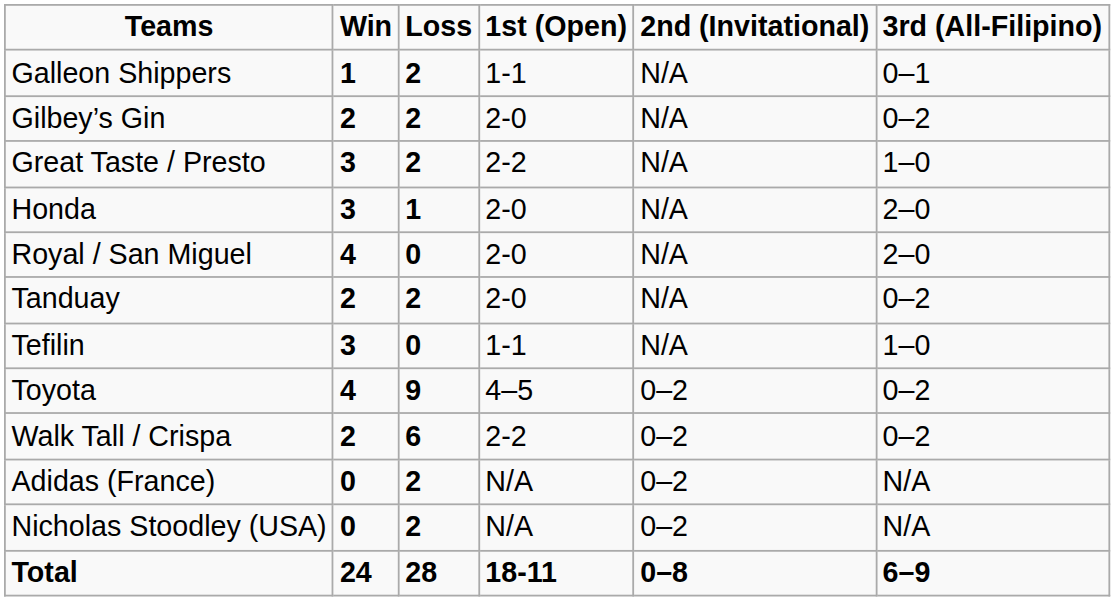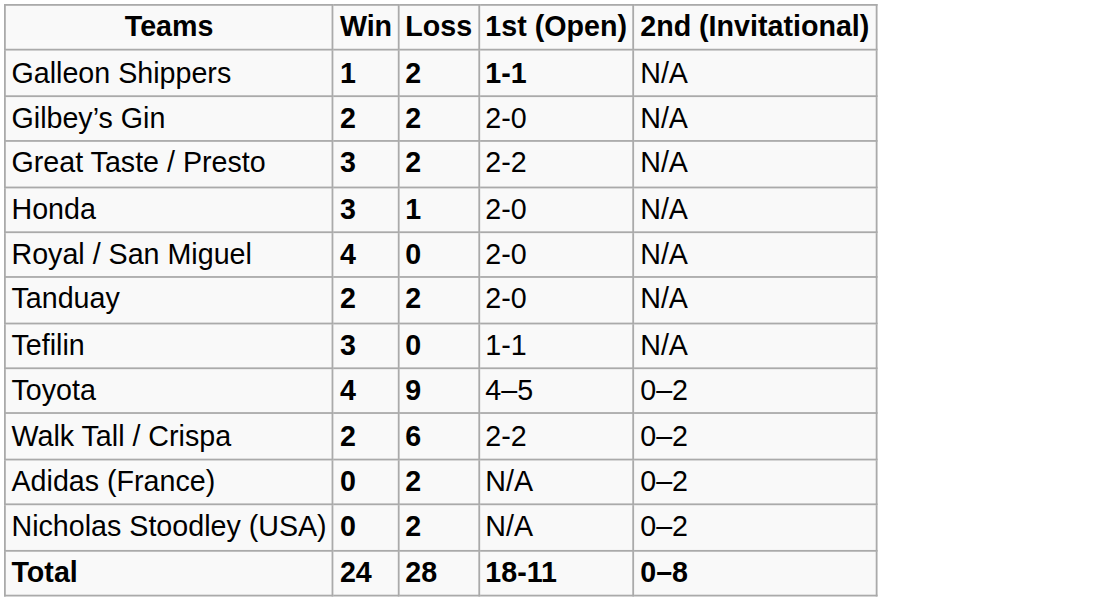- column: (992, 27)
(506, 72) normal -> (506, 72) bold
